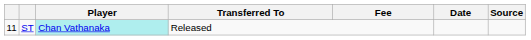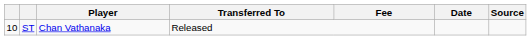(12, 28) 11 -> (12, 28) 10
(74, 28) paleturquoise background -> (75, 28) no background
